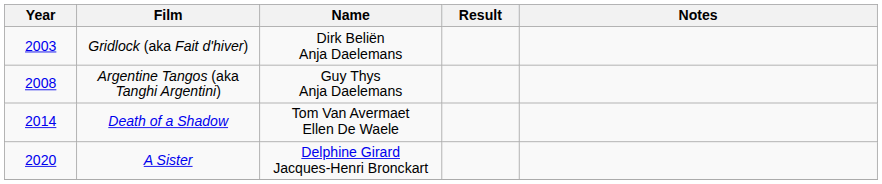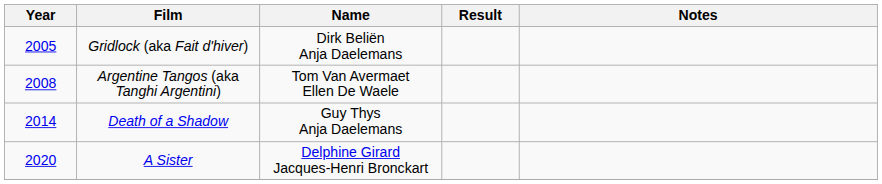(41, 45) 2003 -> (41, 45) 2005
(351, 84) Guy Thys Anja Daelemans -> (351, 84) Tom Van Avermaet Ellen De Waele
(351, 122) Tom Van Avermaet Ellen De Waele -> (351, 122) Guy Thys Anja Daelemans
